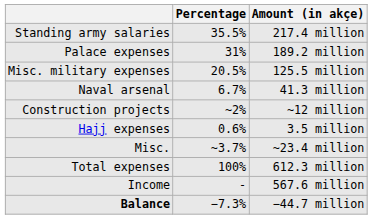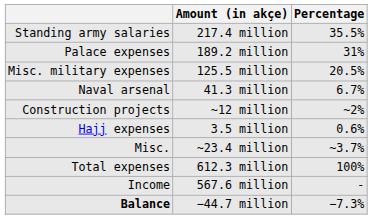columns swapped: (308, 14) <-> (211, 14)
